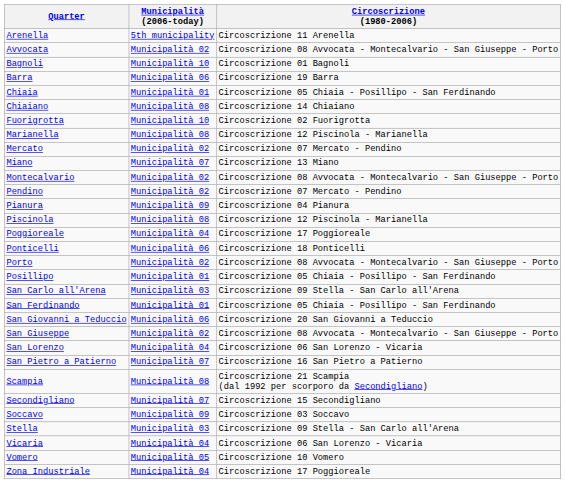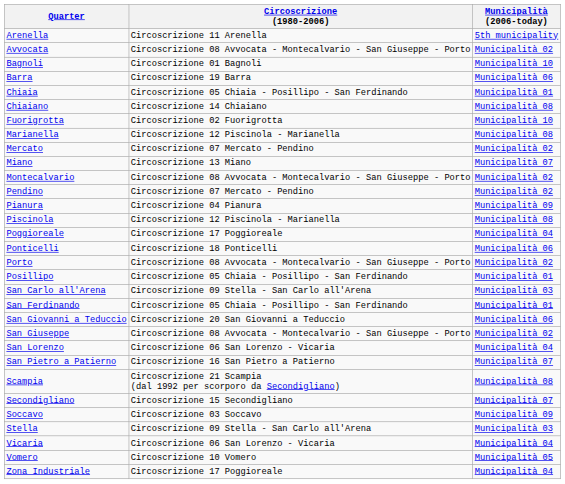columns swapped: (388, 16) <-> (173, 16)
